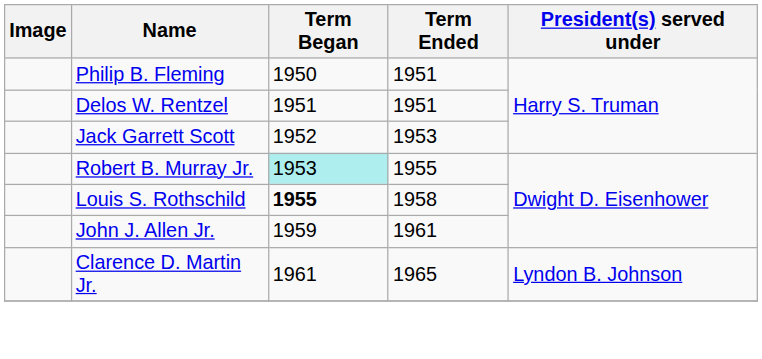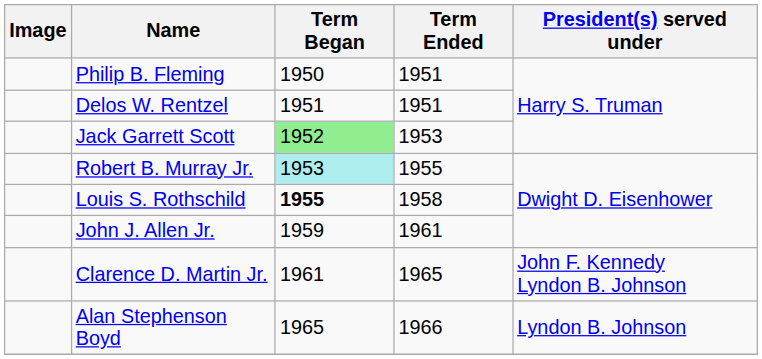(295, 136) no background -> (302, 136) lightgreen background
(598, 273) Lyndon B. Johnson -> (602, 273) John F. Kennedy Lyndon B. Johnson
+ row: (151, 327)
